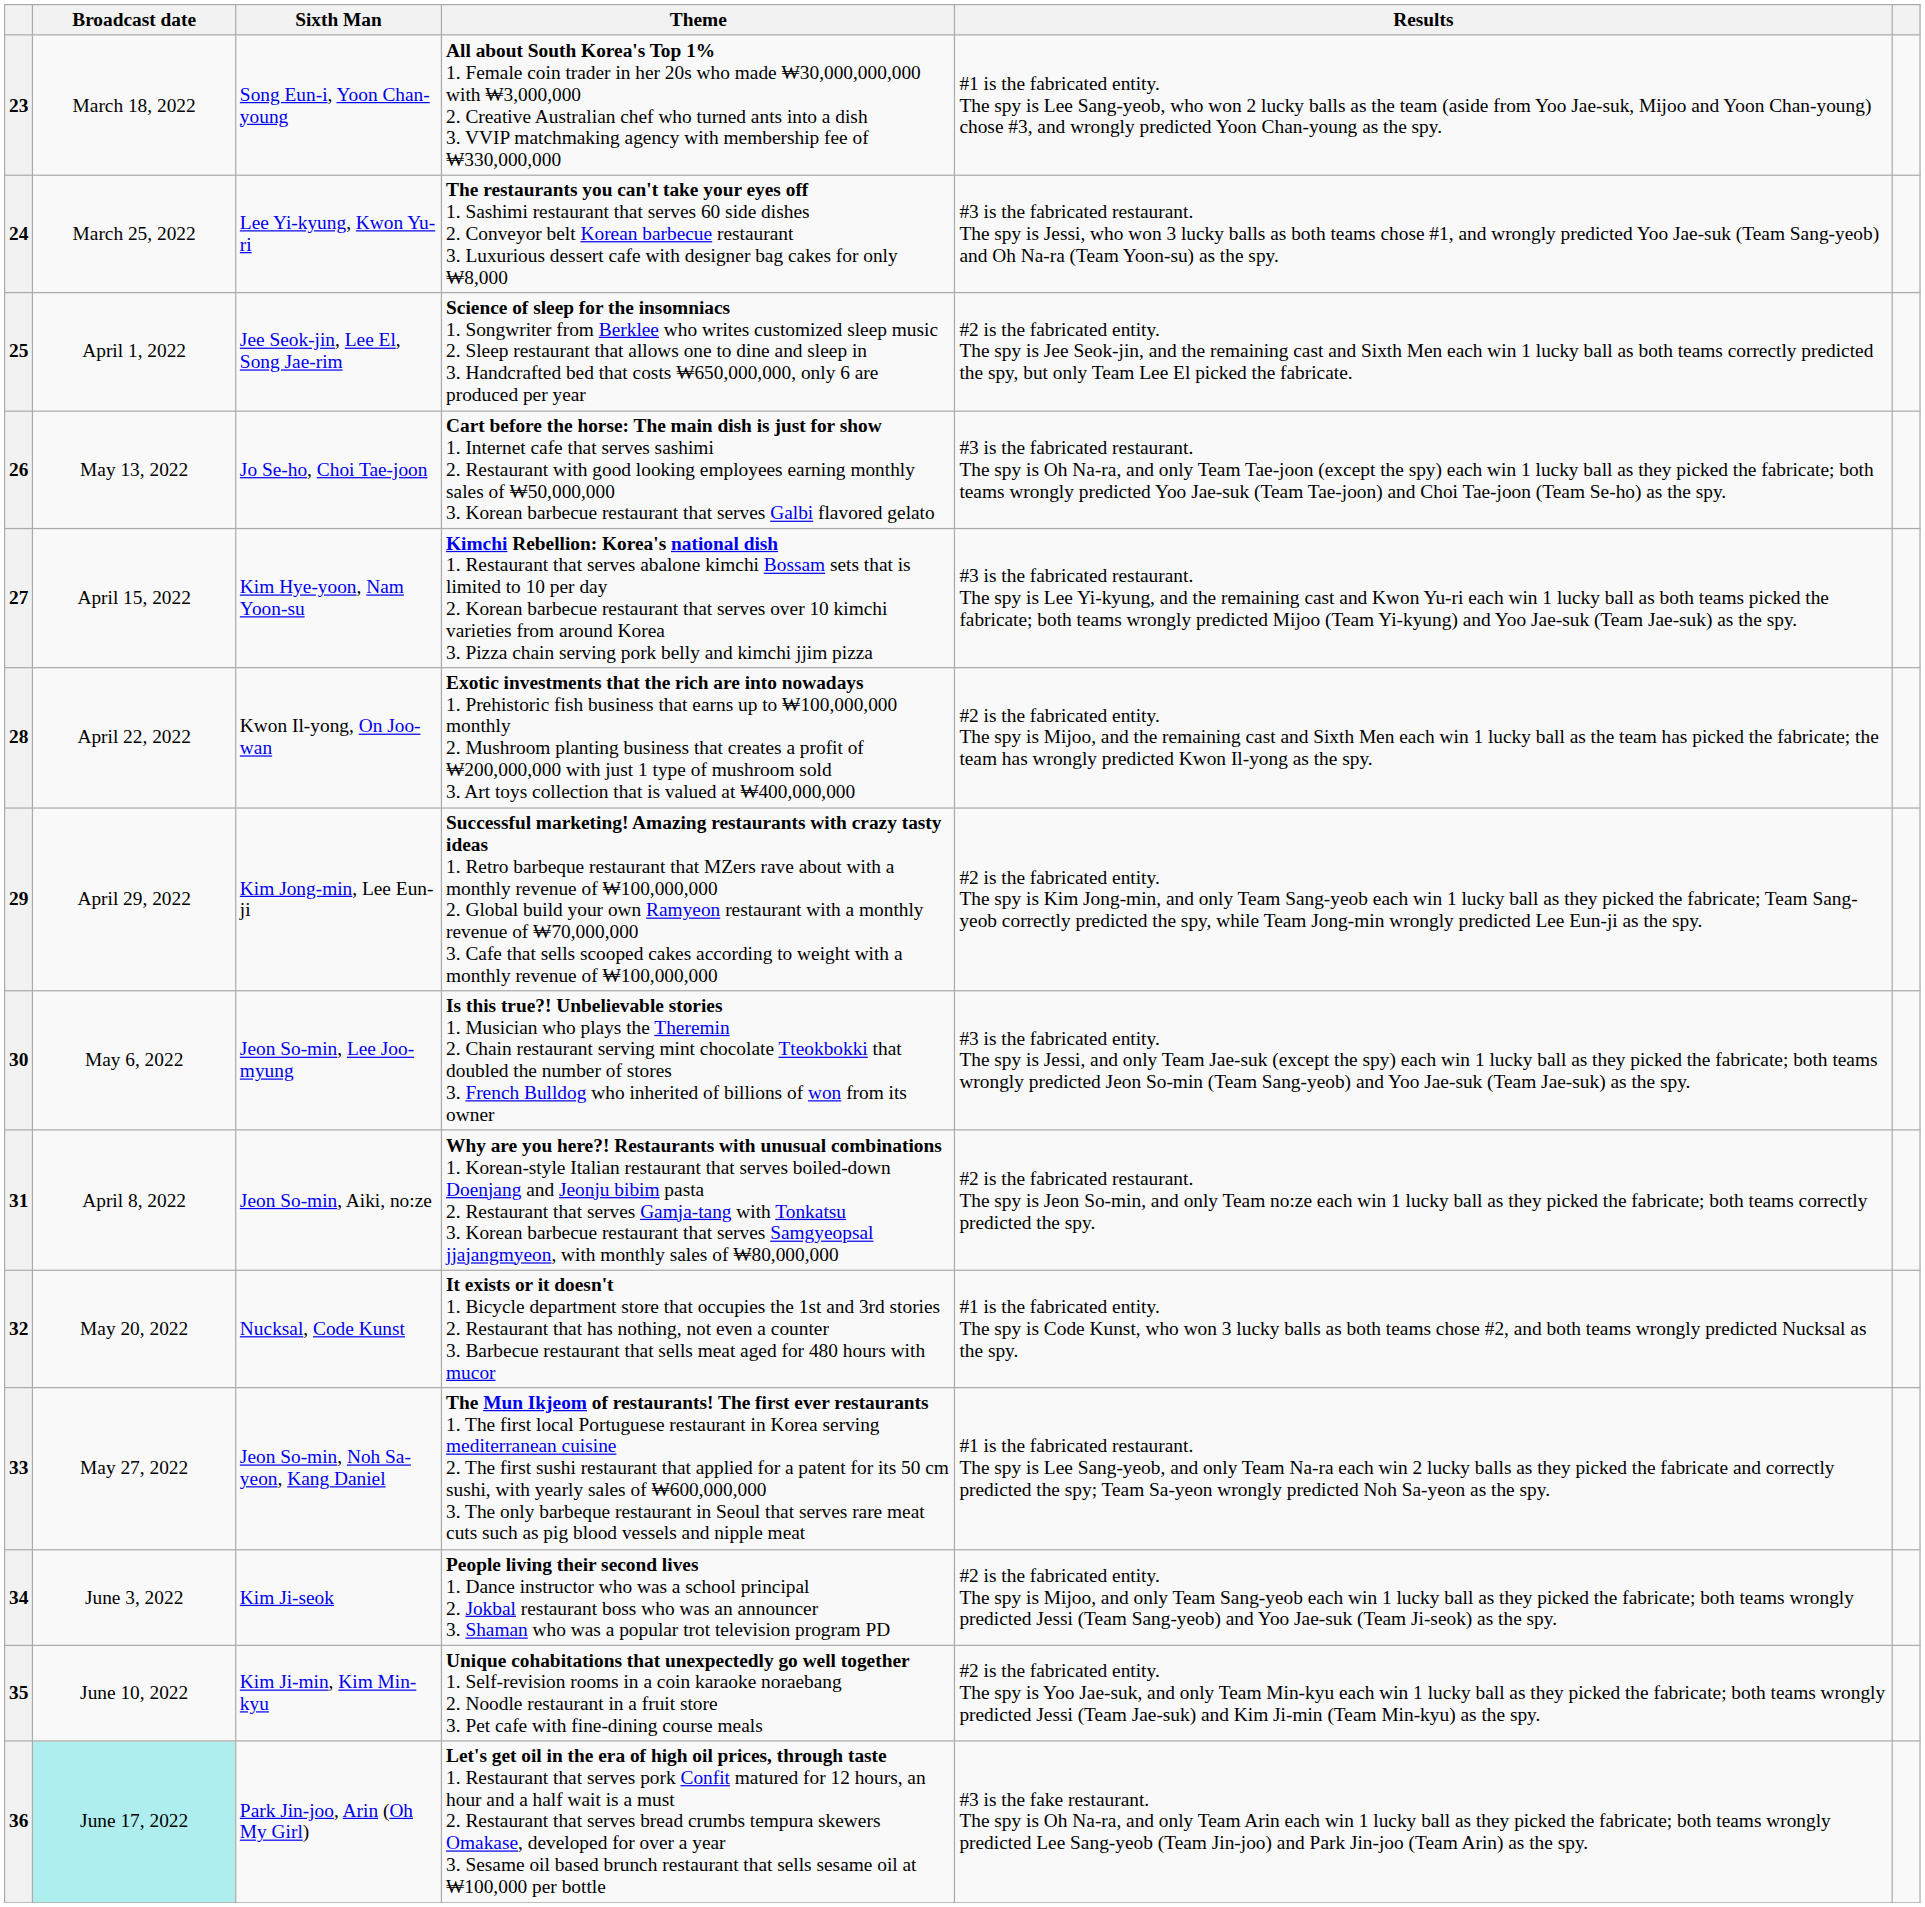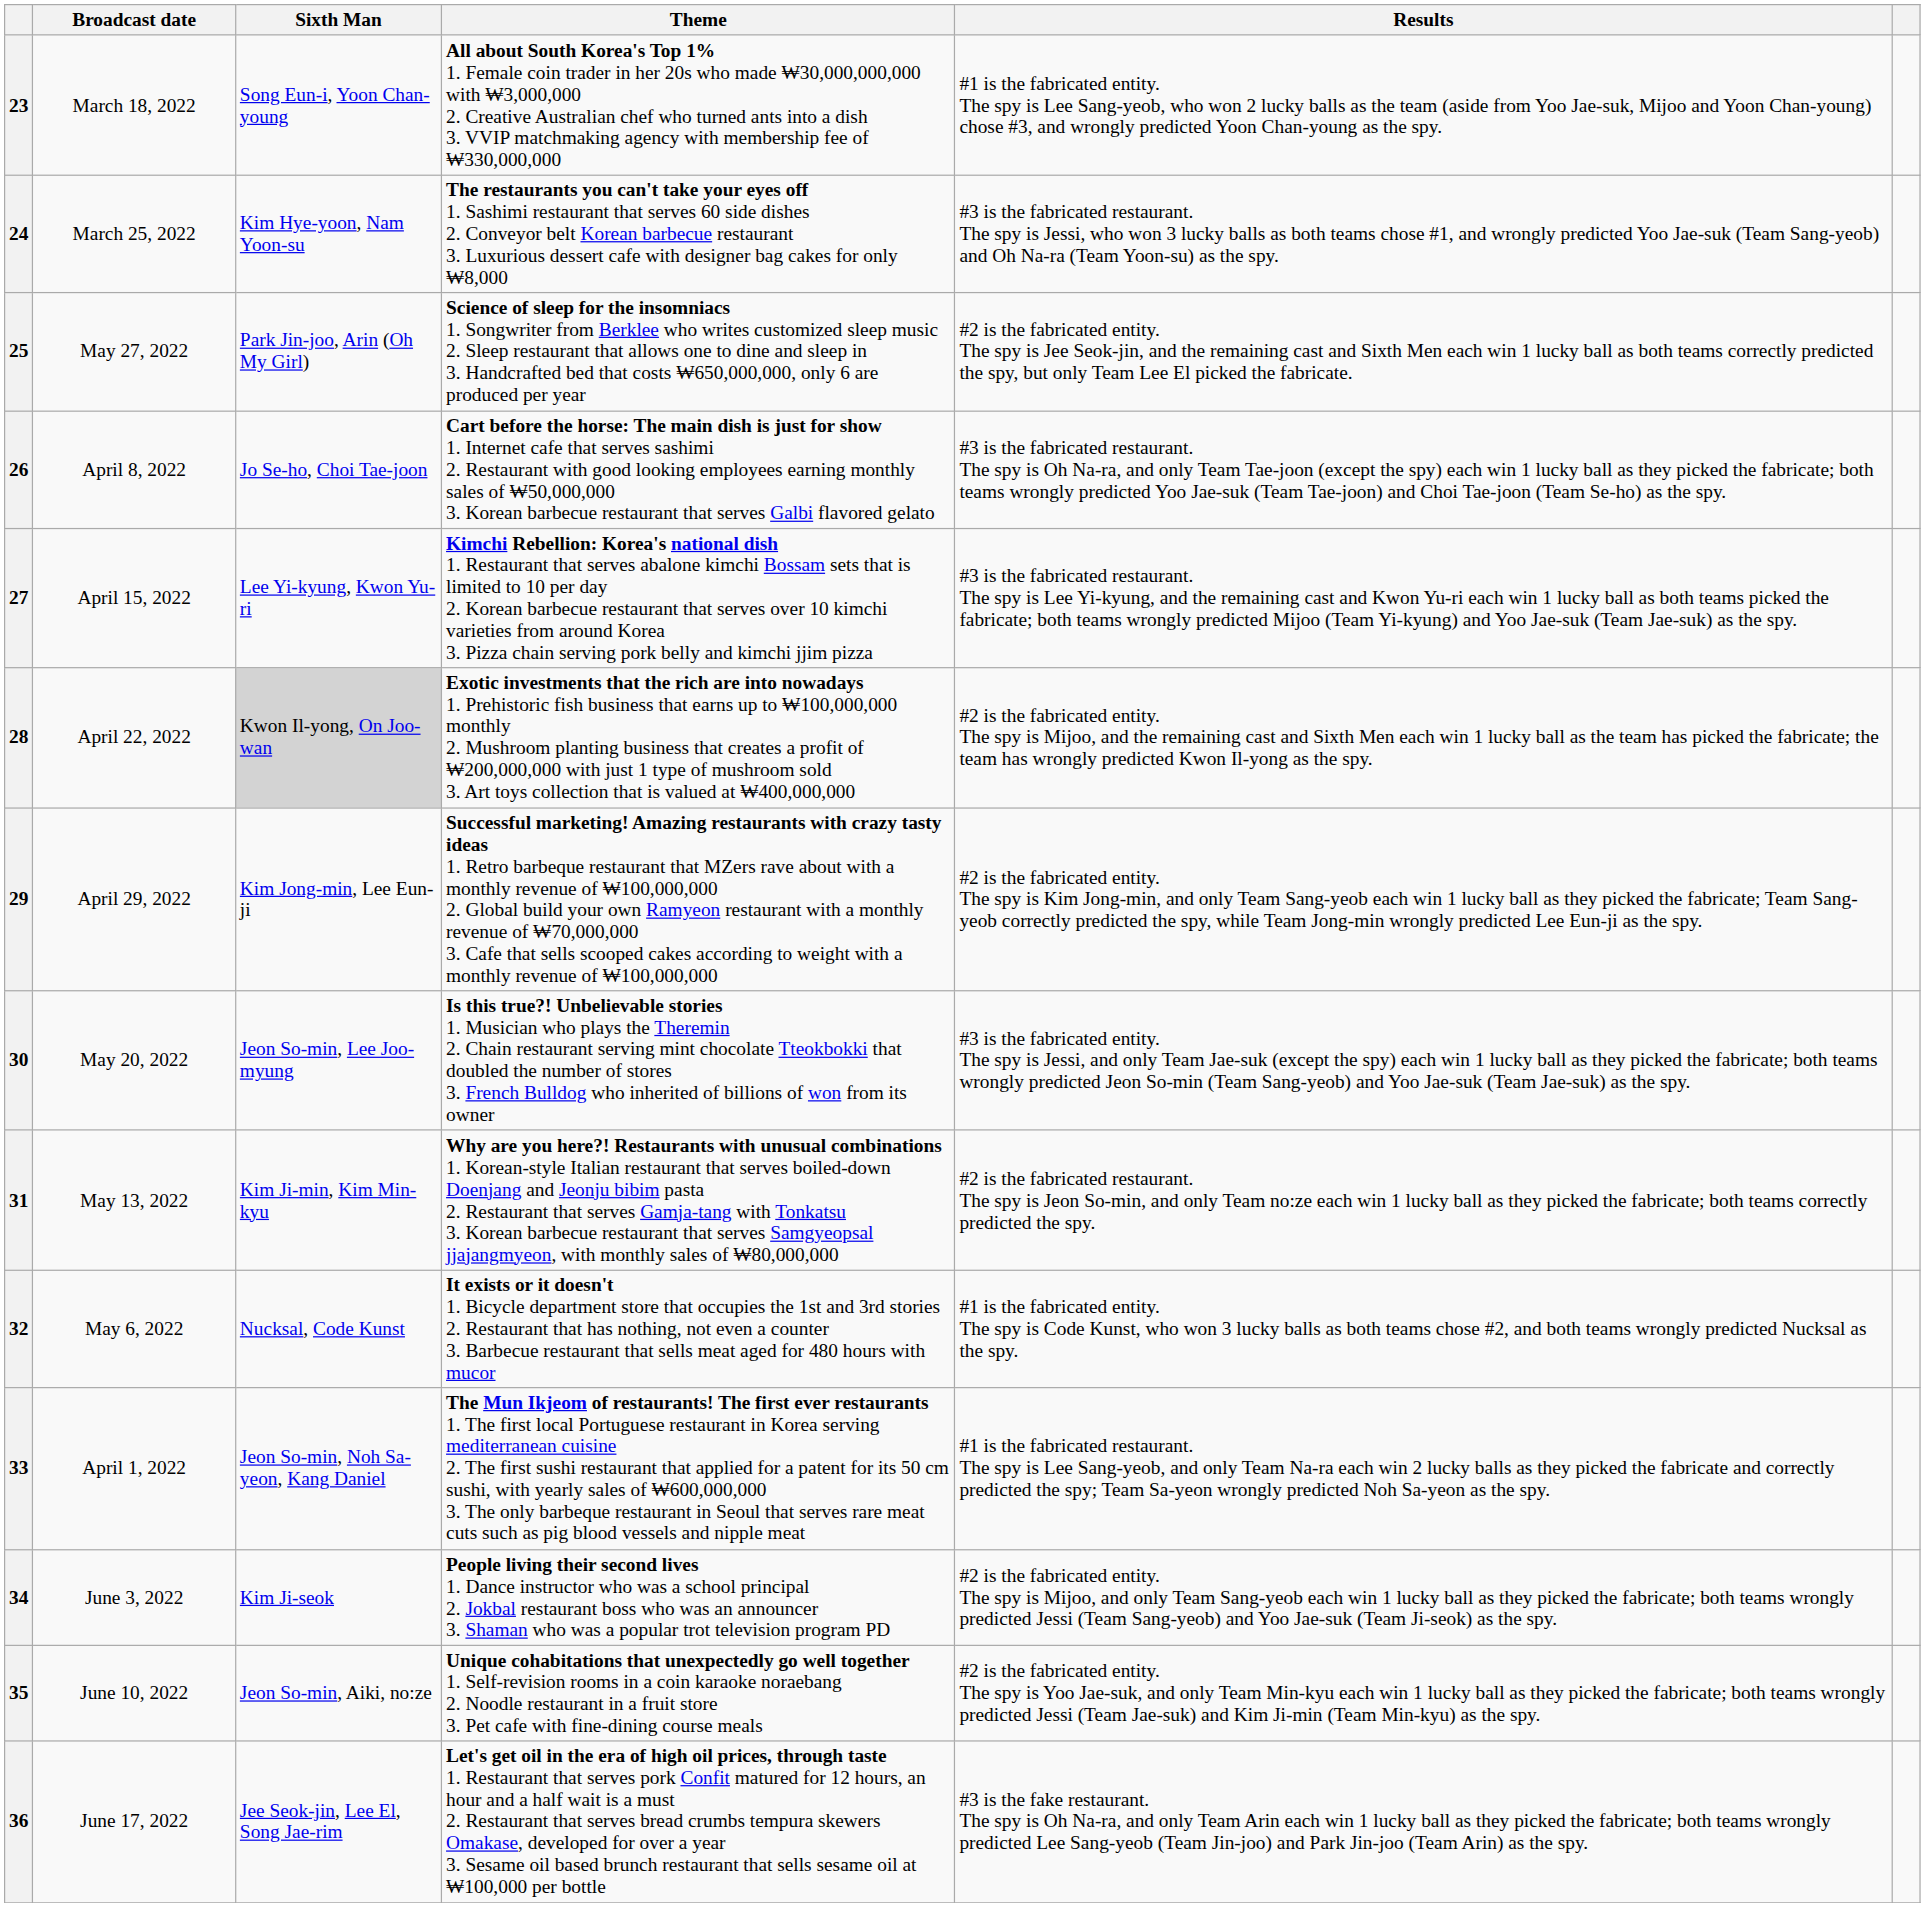(338, 233) Lee Yi-kyung, Kwon Yu-ri -> (322, 233) Kim Hye-yoon, Nam Yoon-su
(134, 351) April 1, 2022 -> (134, 351) May 27, 2022
(320, 351) Jee Seok-jin, Lee El, Song Jae-rim -> (326, 351) Park Jin-joo, Arin (Oh My Girl)
(134, 469) May 13, 2022 -> (134, 469) April 8, 2022
(322, 598) Kim Hye-yoon, Nam Yoon-su -> (338, 598) Lee Yi-kyung, Kwon Yu-ri
(330, 737) no background -> (330, 737) lightgrey background
(134, 1060) May 6, 2022 -> (134, 1060) May 20, 2022
(134, 1200) April 8, 2022 -> (134, 1200) May 13, 2022
(336, 1200) Jeon So-min, Aiki, no:ze -> (328, 1200) Kim Ji-min, Kim Min-kyu
(134, 1328) May 20, 2022 -> (134, 1328) May 6, 2022
(134, 1468) May 27, 2022 -> (134, 1468) April 1, 2022
(328, 1693) Kim Ji-min, Kim Min-kyu -> (336, 1693) Jeon So-min, Aiki, no:ze
(134, 1821) paleturquoise background -> (134, 1821) no background
(326, 1821) Park Jin-joo, Arin (Oh My Girl) -> (320, 1821) Jee Seok-jin, Lee El, Song Jae-rim
